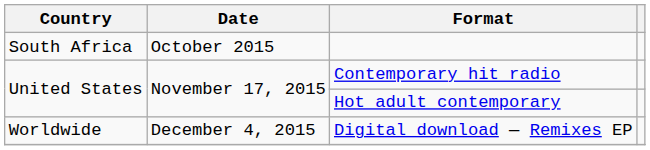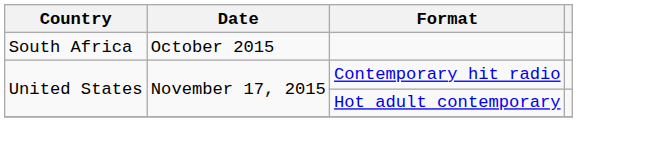- row: (55, 131)
